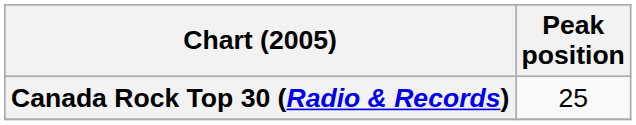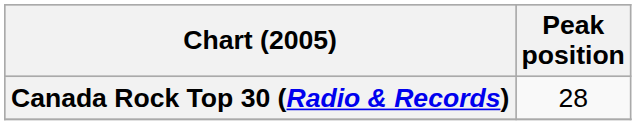(573, 97) 25 -> (573, 97) 28
